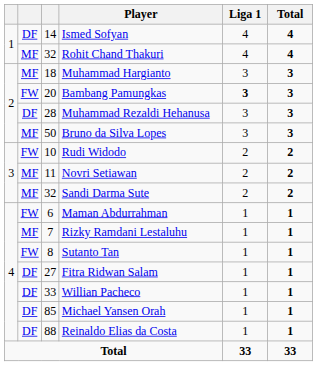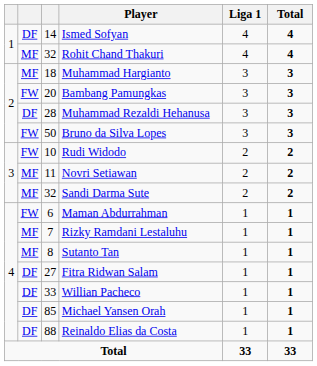(245, 93) bold -> (245, 93) normal
(30, 133) MF -> (30, 133) FW
(30, 252) FW -> (30, 252) MF
